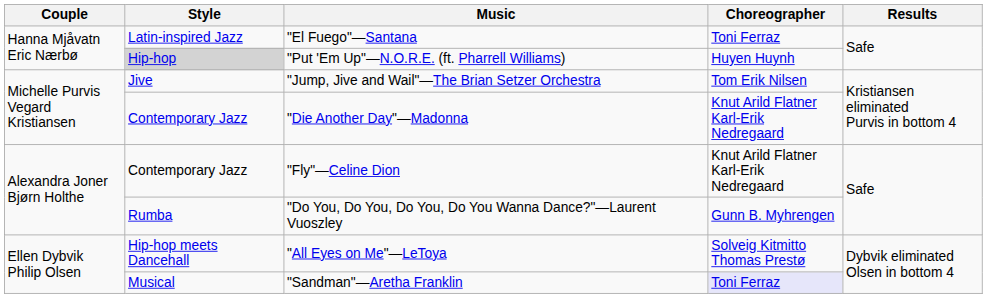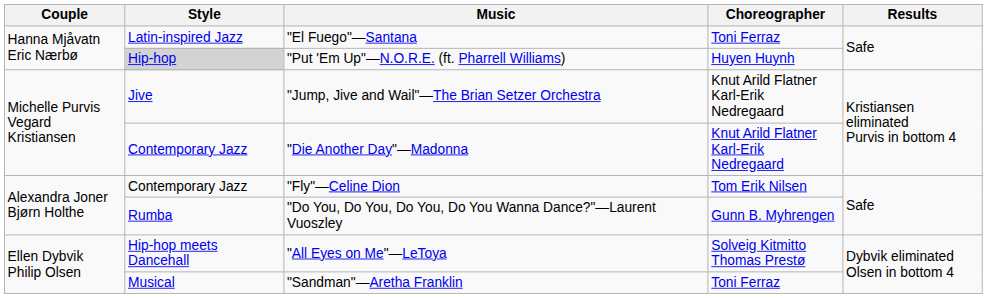(759, 80) Tom Erik Nilsen -> (764, 96) Knut Arild Flatner Karl-Erik Nedregaard
(764, 170) Knut Arild Flatner Karl-Erik Nedregaard -> (759, 186) Tom Erik Nilsen
(746, 282) lavender background -> (746, 282) no background
